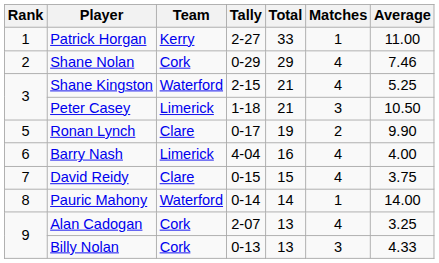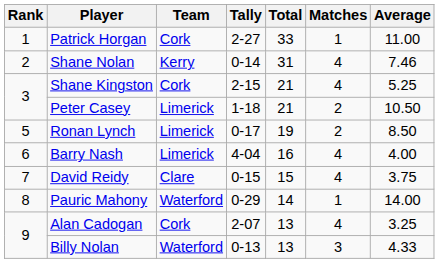(177, 39) Kerry -> (175, 39) Cork
(175, 62) Cork -> (177, 62) Kerry
(246, 62) 0-29 -> (246, 62) 0-14
(285, 62) 29 -> (285, 62) 31
(191, 85) Waterford -> (175, 85) Cork
(338, 108) 3 -> (338, 108) 2
(177, 131) Clare -> (187, 131) Limerick
(402, 131) 9.90 -> (402, 131) 8.50
(246, 200) 0-14 -> (246, 200) 0-29
(175, 246) Cork -> (191, 246) Waterford
